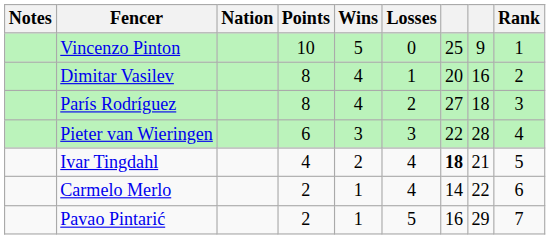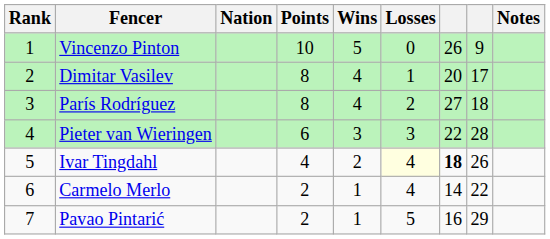columns swapped: (519, 18) <-> (30, 18)
(454, 47) 25 -> (453, 47) 26
(481, 76) 16 -> (480, 76) 17
(412, 162) no background -> (411, 162) lightyellow background
(481, 162) 21 -> (480, 162) 26
